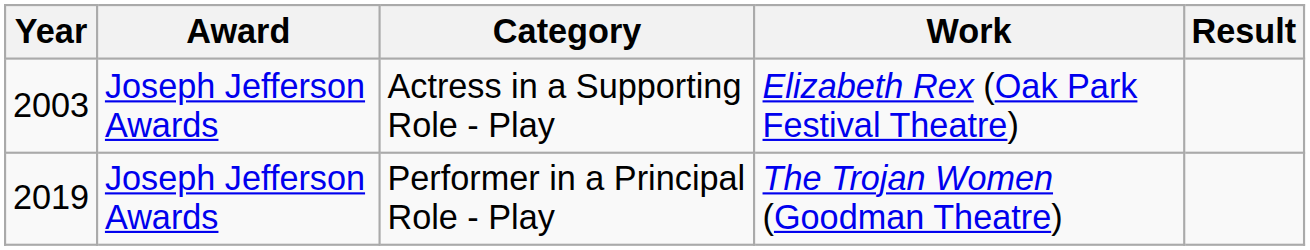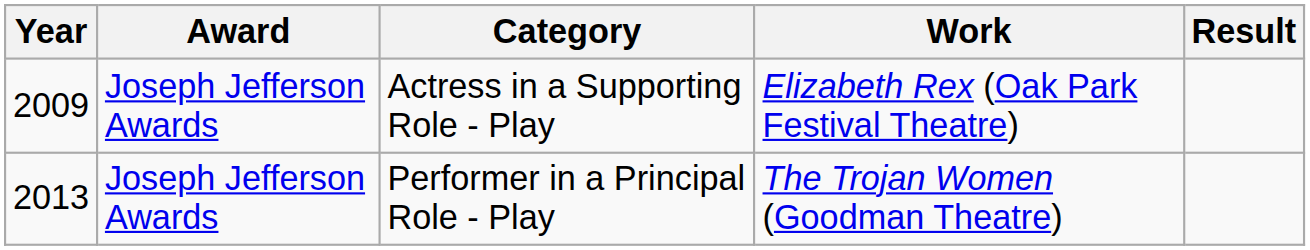(51, 105) 2003 -> (51, 105) 2009
(51, 198) 2019 -> (51, 198) 2013
